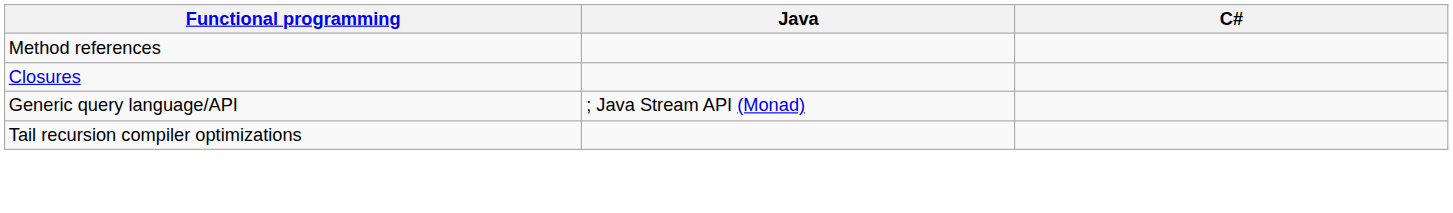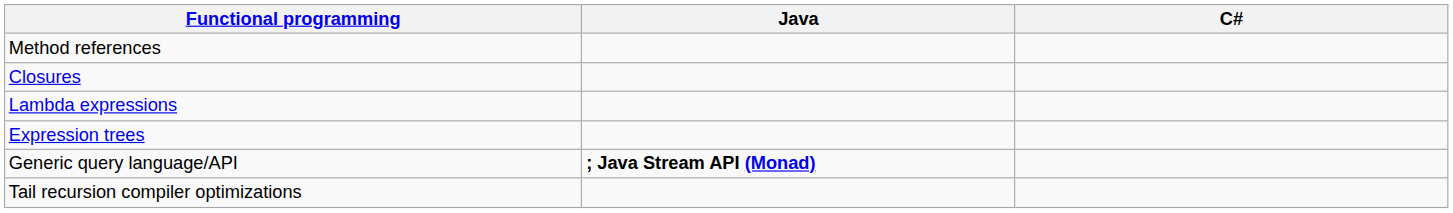+ row: (93, 105)
+ row: (77, 134)
(696, 105) normal -> (701, 163) bold
